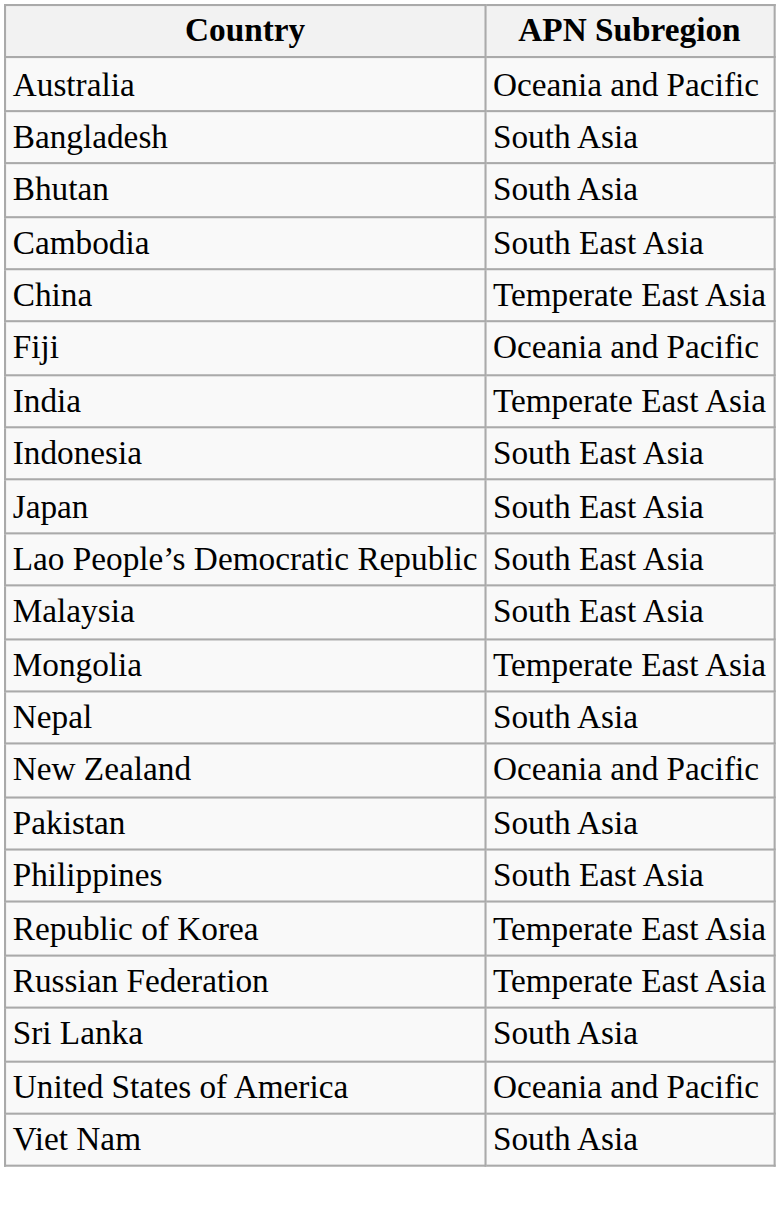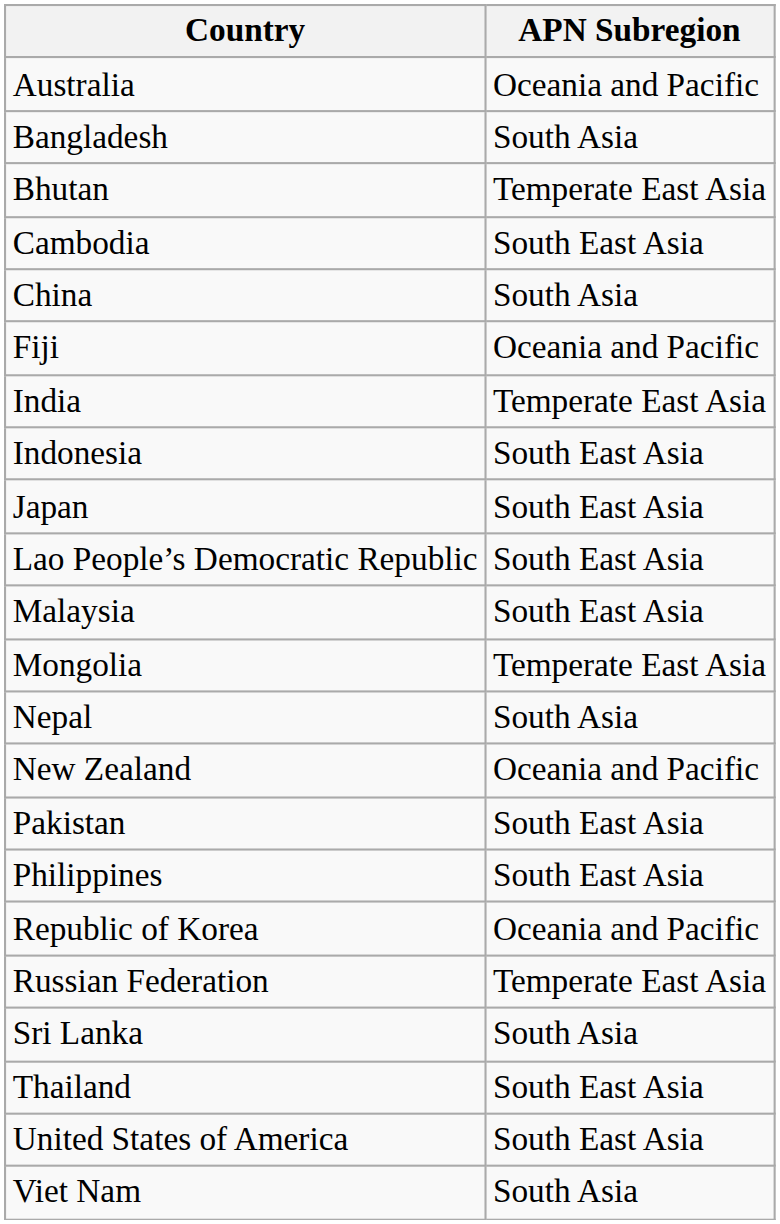(565, 189) South Asia -> (629, 189) Temperate East Asia
(629, 294) Temperate East Asia -> (565, 294) South Asia
(565, 822) South Asia -> (598, 822) South East Asia
(629, 928) Temperate East Asia -> (626, 928) Oceania and Pacific
+ row: (72, 1086)
(626, 1086) Oceania and Pacific -> (598, 1139) South East Asia
